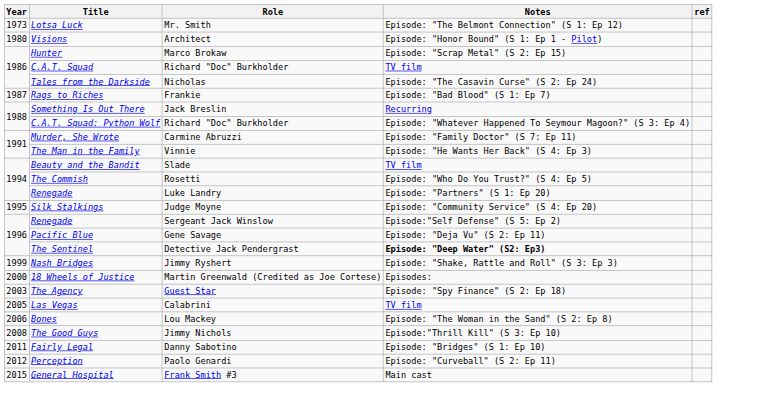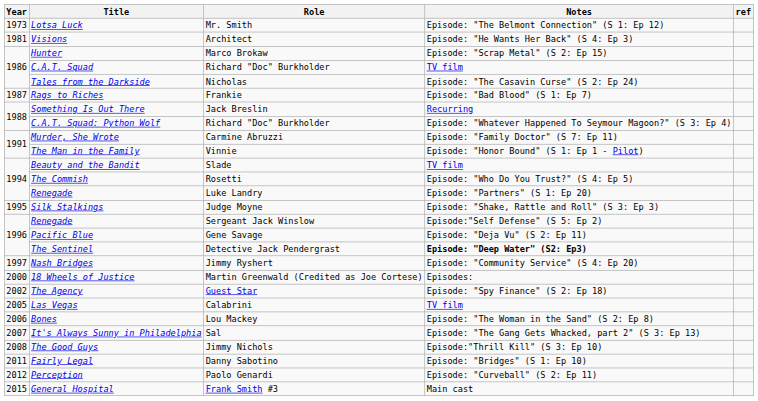(17, 39) 1980 -> (17, 39) 1981
(494, 39) Episode: "Honor Bound" (S 1: Ep 1 - Pilot) -> (530, 39) Episode: "He Wants Her Back" (S 4: Ep 3)
(489, 151) Episode: "He Wants Her Back" (S 4: Ep 3) -> (535, 151) Episode: "Honor Bound" (S 1: Ep 1 - Pilot)
(491, 207) Episode: "Community Service" (S 4: Ep 20) -> (543, 207) Episode: "Shake, Rattle and Roll" (S 3: Ep 3)
(17, 263) 1999 -> (17, 263) 1997
(502, 263) Episode: "Shake, Rattle and Roll" (S 3: Ep 3) -> (533, 263) Episode: "Community Service" (S 4: Ep 20)
(17, 291) 2003 -> (17, 291) 2002
+ row: (116, 333)
